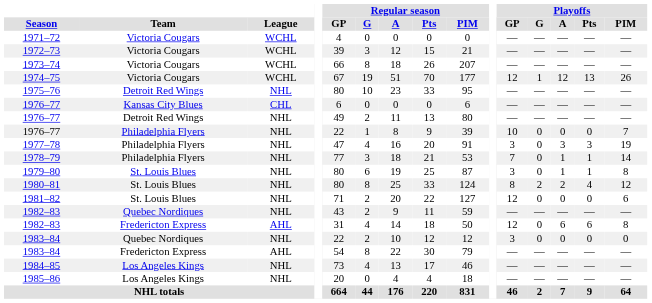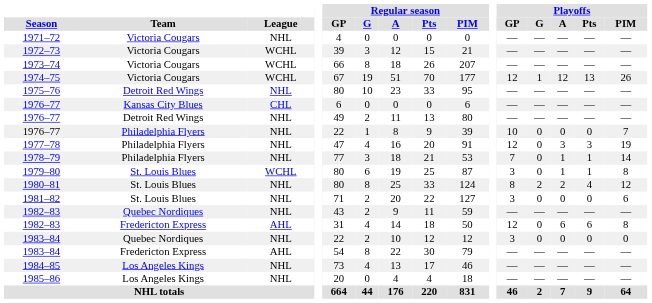(281, 37) WCHL -> (281, 37) NHL
(512, 144) 3 -> (512, 144) 12
(281, 171) NHL -> (281, 171) WCHL
(512, 198) 12 -> (512, 198) 3
